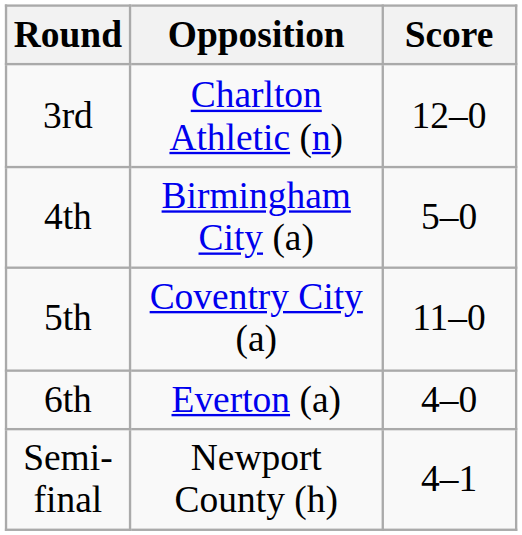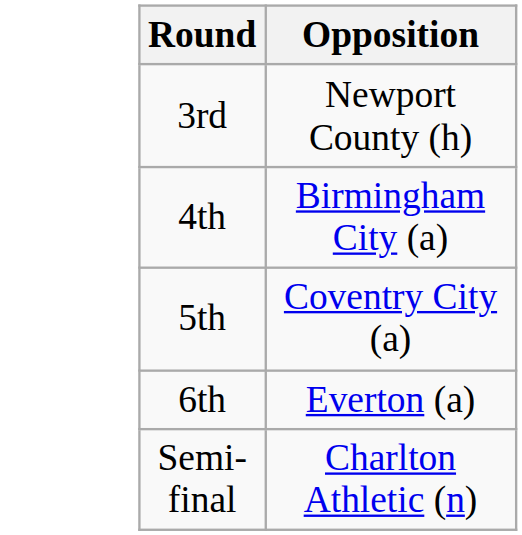- column: (449, 34)
(256, 115) Charlton Athletic (n) -> (391, 115) Newport County (h)
(256, 478) Newport County (h) -> (391, 478) Charlton Athletic (n)
